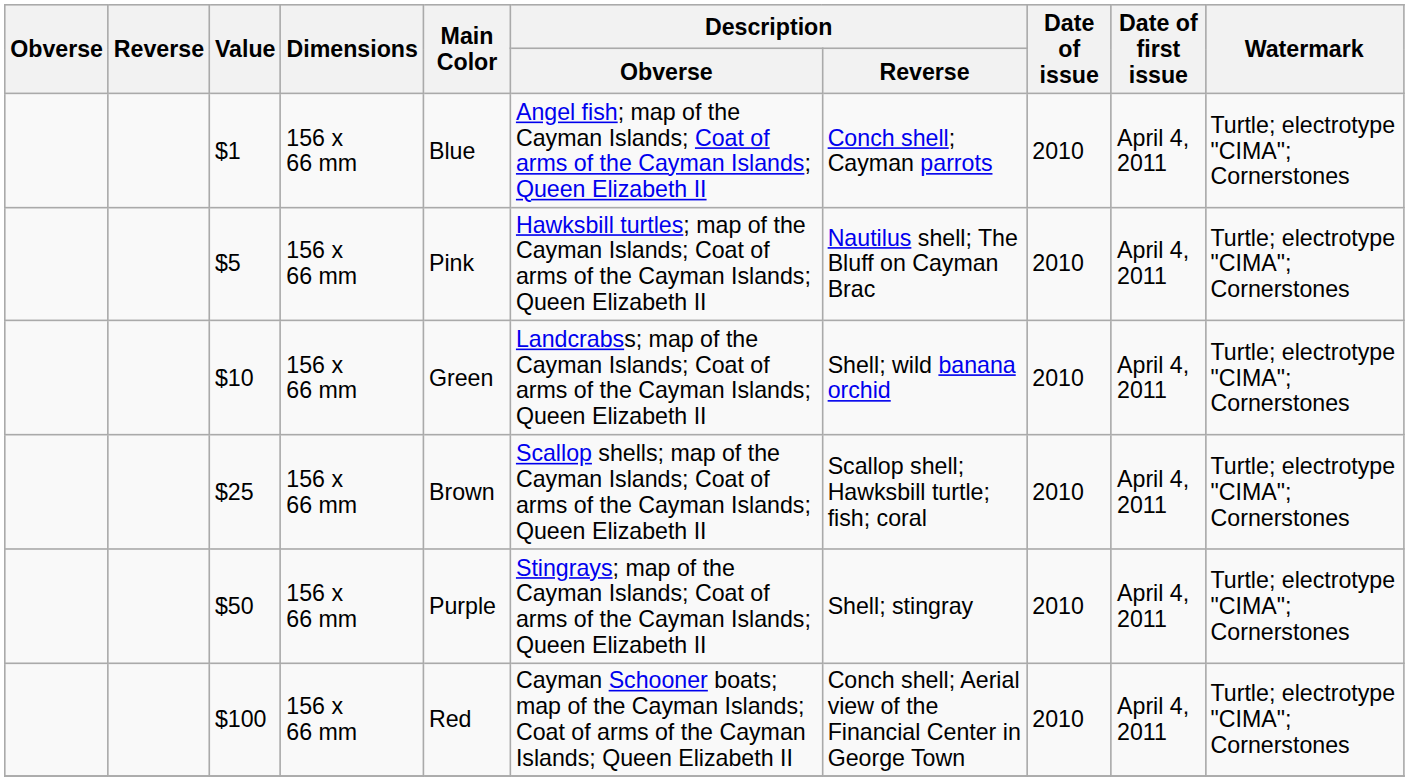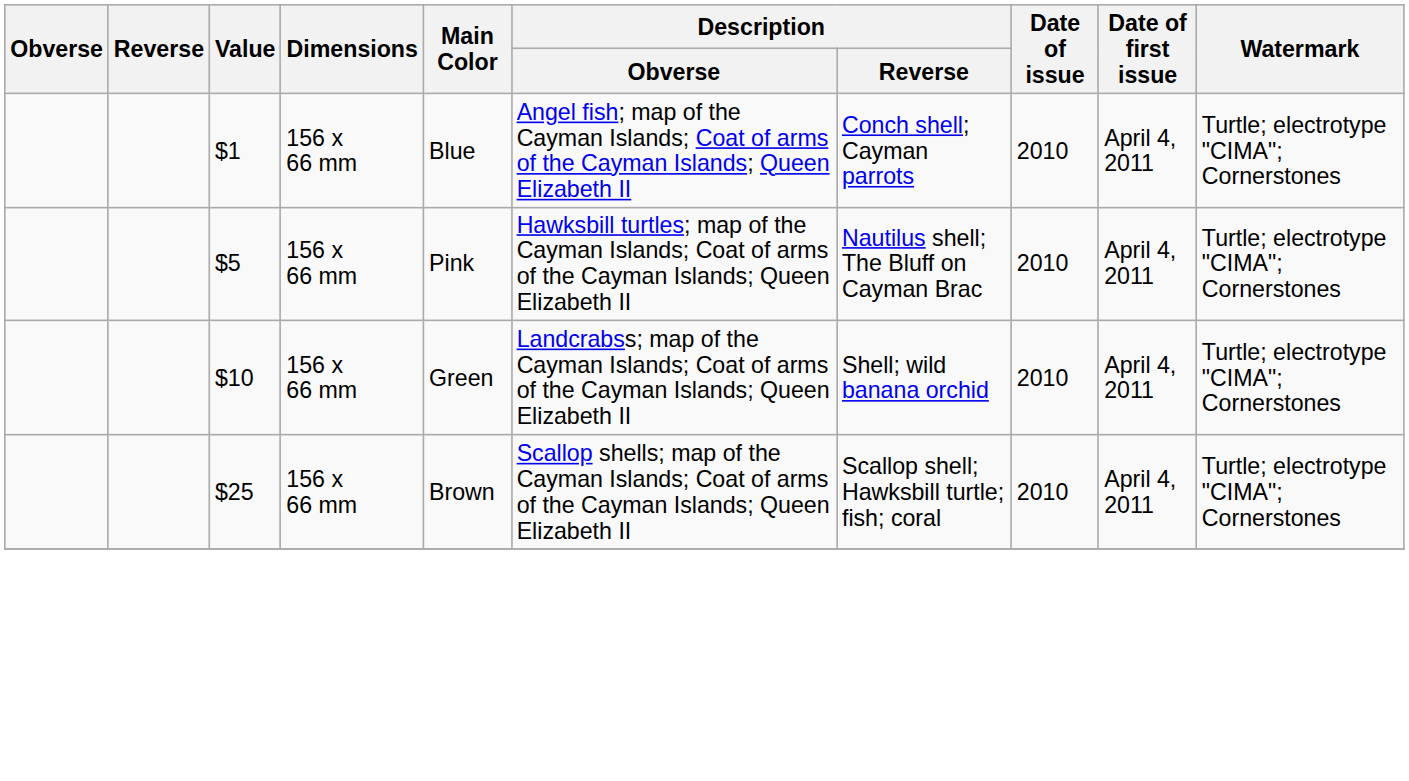- row: (234, 606)
- row: (241, 720)
